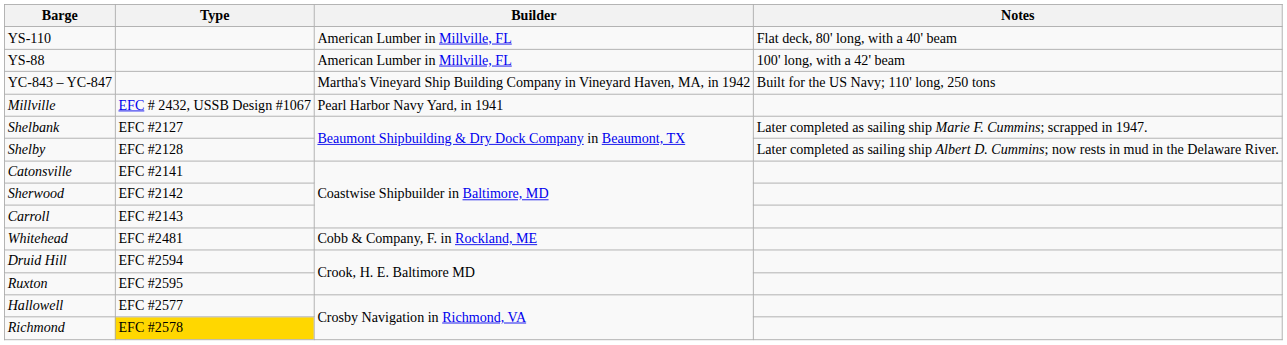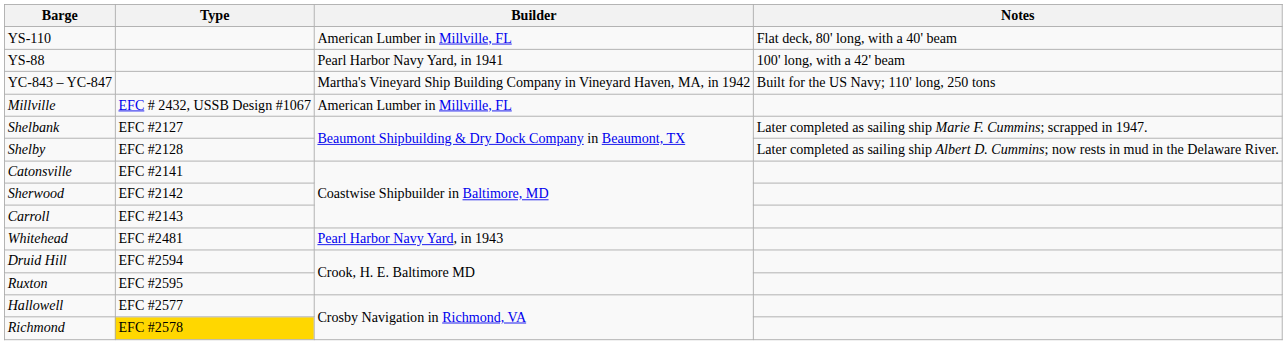(415, 60) American Lumber in Millville, FL -> (410, 60) Pearl Harbor Navy Yard, in 1941
(410, 104) Pearl Harbor Navy Yard, in 1941 -> (415, 104) American Lumber in Millville, FL
(427, 238) Cobb & Company, F. in Rockland, ME -> (410, 238) Pearl Harbor Navy Yard, in 1943
